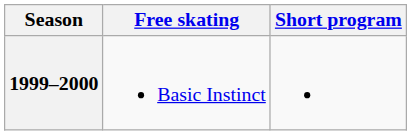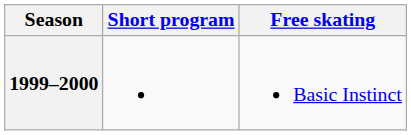columns swapped: (338, 20) <-> (187, 20)
